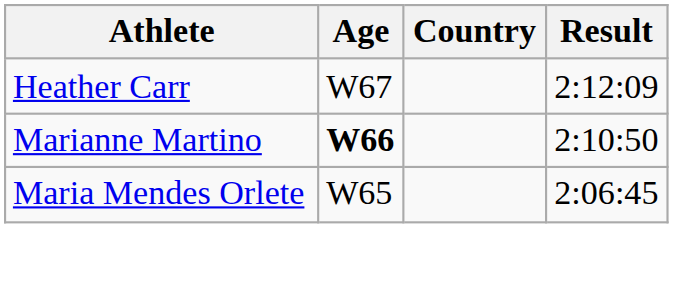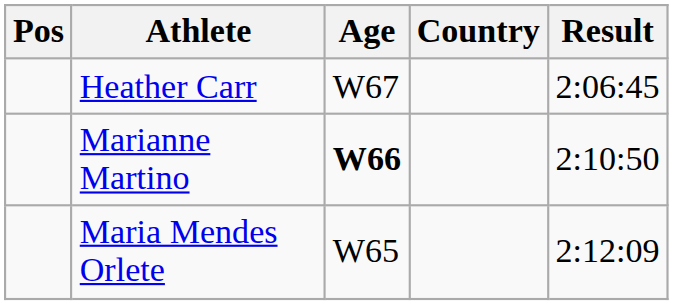+ column: (38, 31)
(606, 85) 2:12:09 -> (608, 85) 2:06:45
(606, 193) 2:06:45 -> (608, 251) 2:12:09
